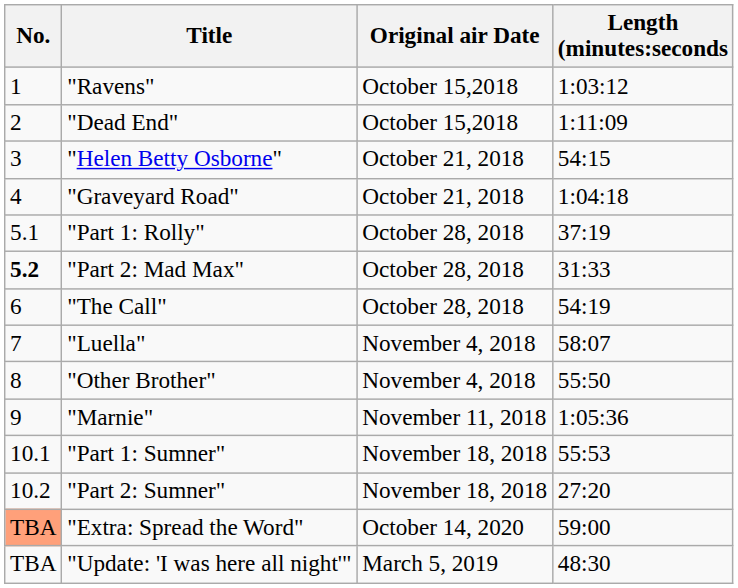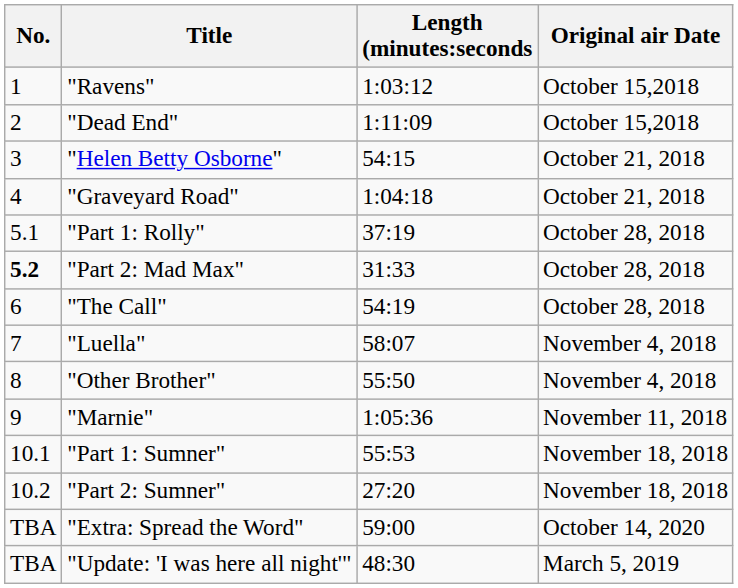columns swapped: (643, 35) <-> (455, 35)
(33, 527) lightsalmon background -> (33, 527) no background
